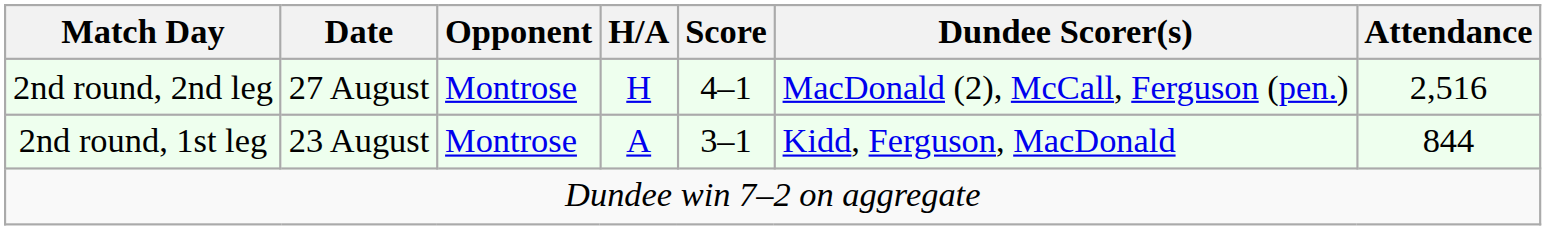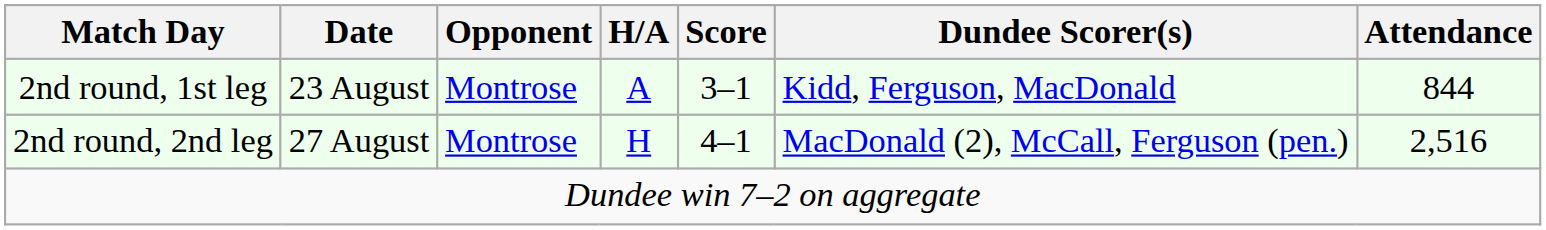rows swapped: (143, 140) <-> (143, 86)
